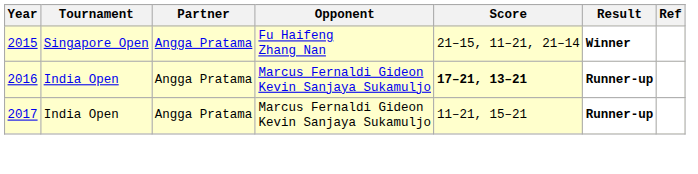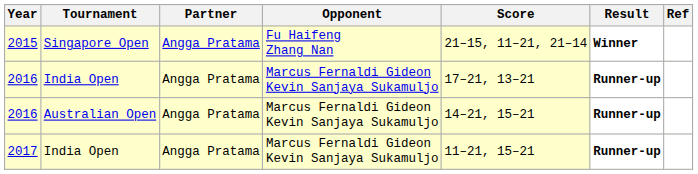(482, 79) bold -> (490, 79) normal
+ row: (23, 115)
